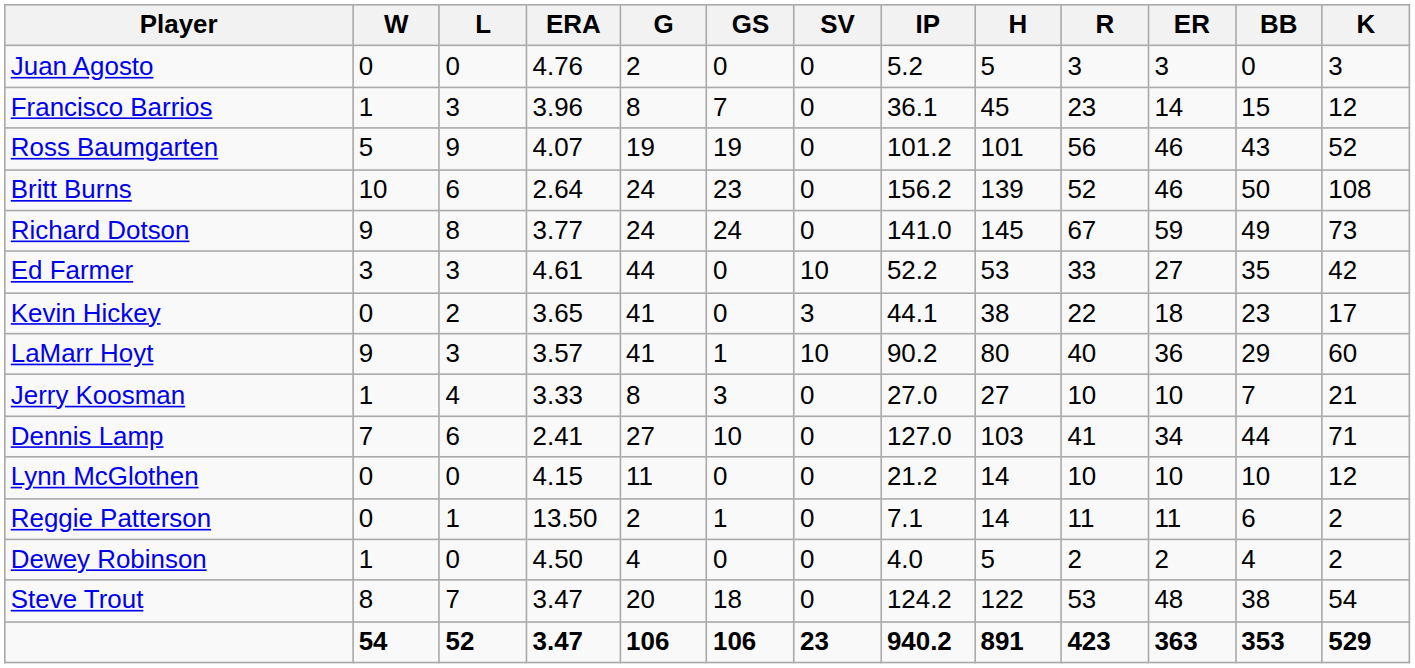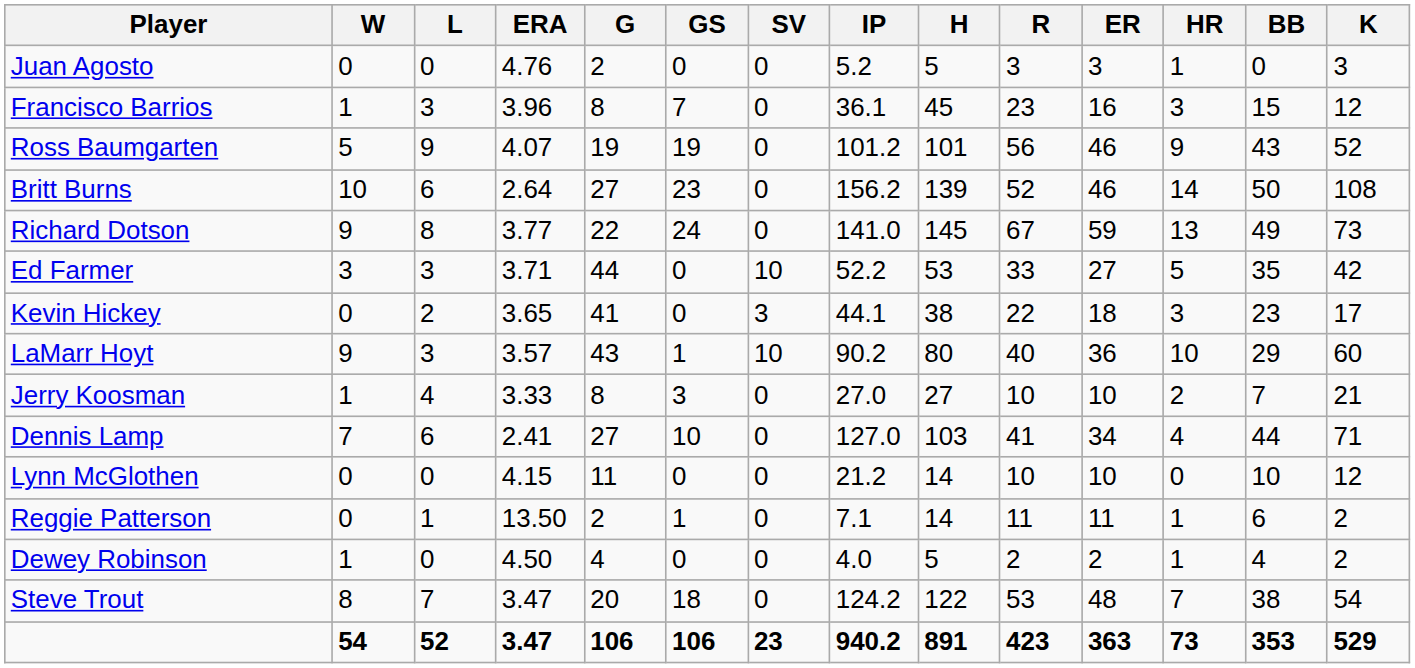+ column: (1205, 25)
(1169, 107) 14 -> (1102, 107) 16
(640, 189) 24 -> (605, 189) 27
(640, 230) 24 -> (605, 230) 22
(558, 271) 4.61 -> (527, 271) 3.71
(640, 353) 41 -> (605, 353) 43
